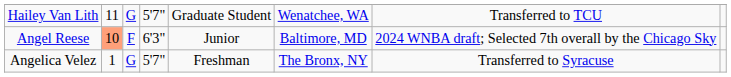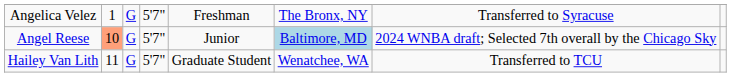rows swapped: (53, 60) <-> (53, 15)
(131, 38) F -> (131, 38) G
(154, 38) 6'3" -> (154, 38) 5'7"
(323, 38) no background -> (323, 38) lightblue background
